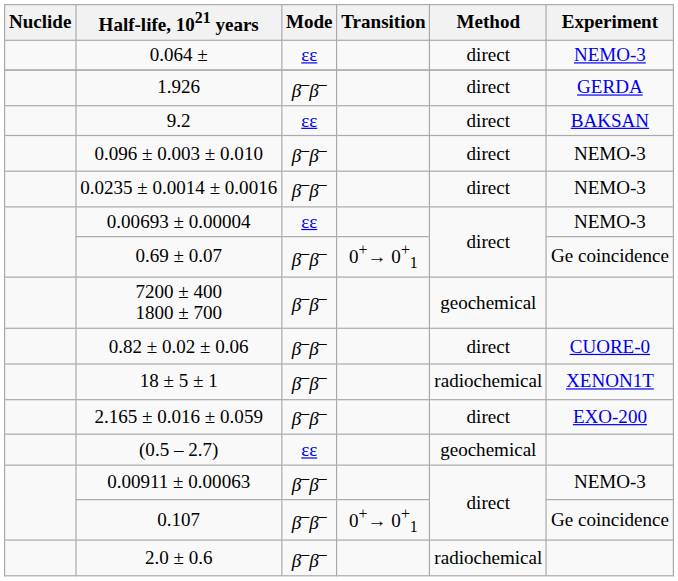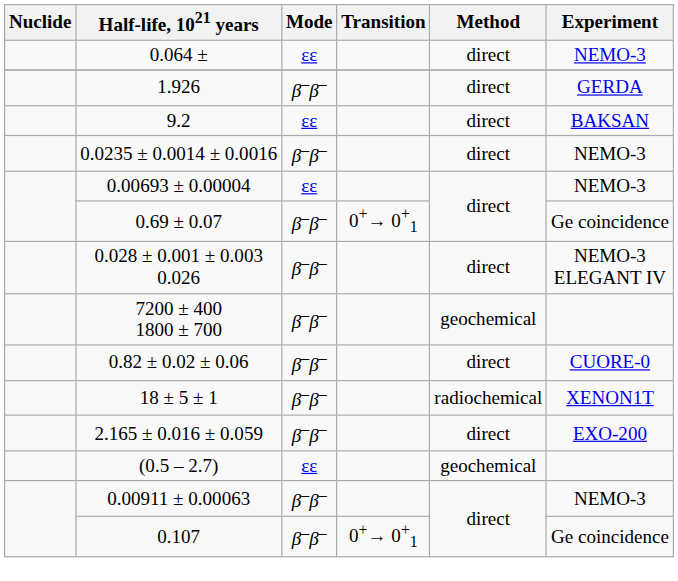- row: (179, 153)
+ row: (179, 267)
- row: (179, 557)
